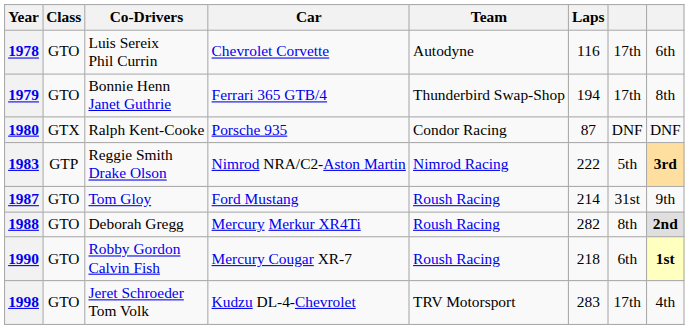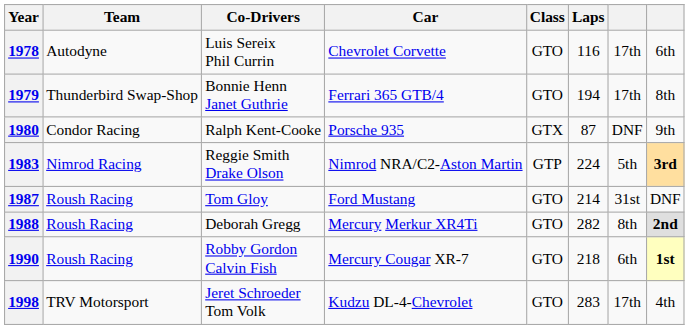columns swapped: (489, 17) <-> (64, 17)
(665, 130) DNF -> (665, 130) 9th
(588, 164) 222 -> (588, 164) 224
(665, 199) 9th -> (665, 199) DNF
